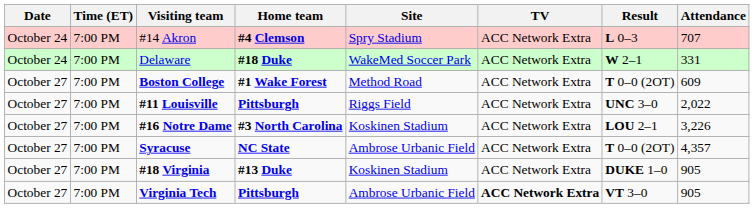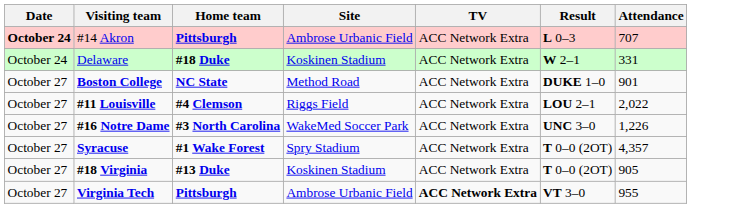- column: (103, 15)
(37, 37) normal -> (39, 37) bold
(271, 37) #4 Clemson -> (206, 37) Pittsburgh
(385, 37) Spry Stadium -> (350, 37) Ambrose Urbanic Field
(410, 59) WakeMed Soccer Park -> (336, 59) Koskinen Stadium
(282, 81) #1 Wake Forest -> (202, 81) NC State
(640, 81) T 0–0 (2OT) -> (574, 81) DUKE 1–0
(691, 81) 609 -> (628, 81) 901
(268, 103) Pittsburgh -> (209, 103) #4 Clemson
(632, 103) UNC 3–0 -> (569, 103) LOU 2–1
(398, 125) Koskinen Stadium -> (347, 125) WakeMed Soccer Park
(632, 125) LOU 2–1 -> (569, 125) UNC 3–0
(696, 125) 3,226 -> (633, 125) 1,226
(264, 148) NC State -> (220, 148) #1 Wake Forest
(412, 148) Ambrose Urbanic Field -> (323, 148) Spry Stadium
(636, 170) DUKE 1–0 -> (578, 170) T 0–0 (2OT)
(691, 192) 905 -> (628, 192) 955
